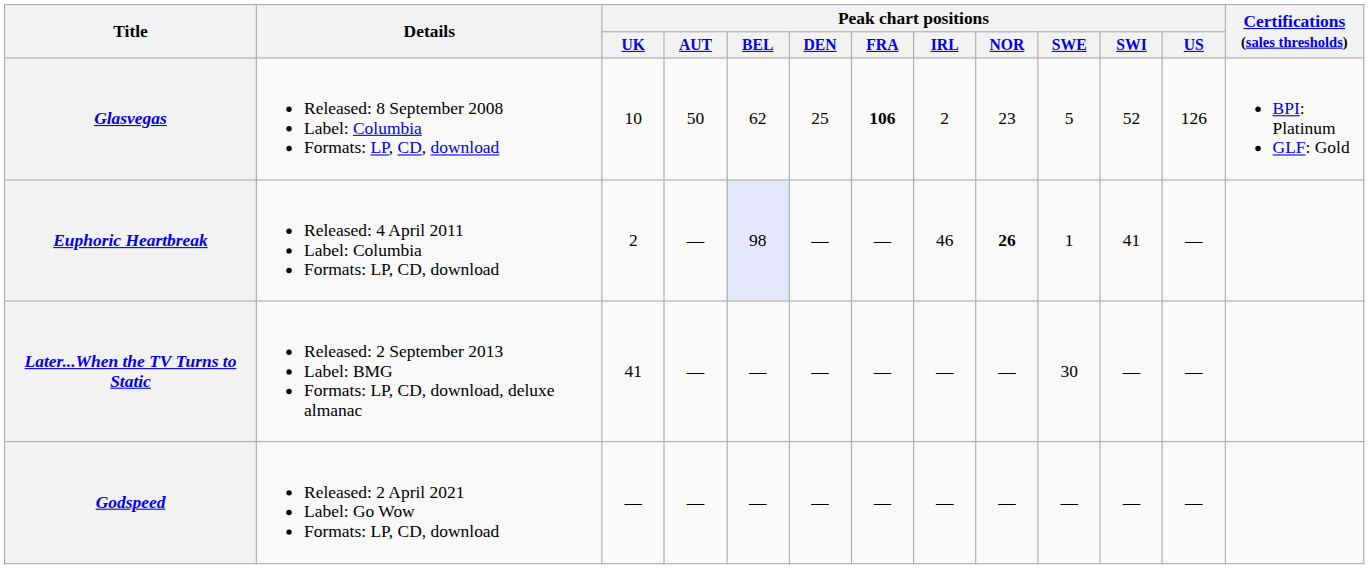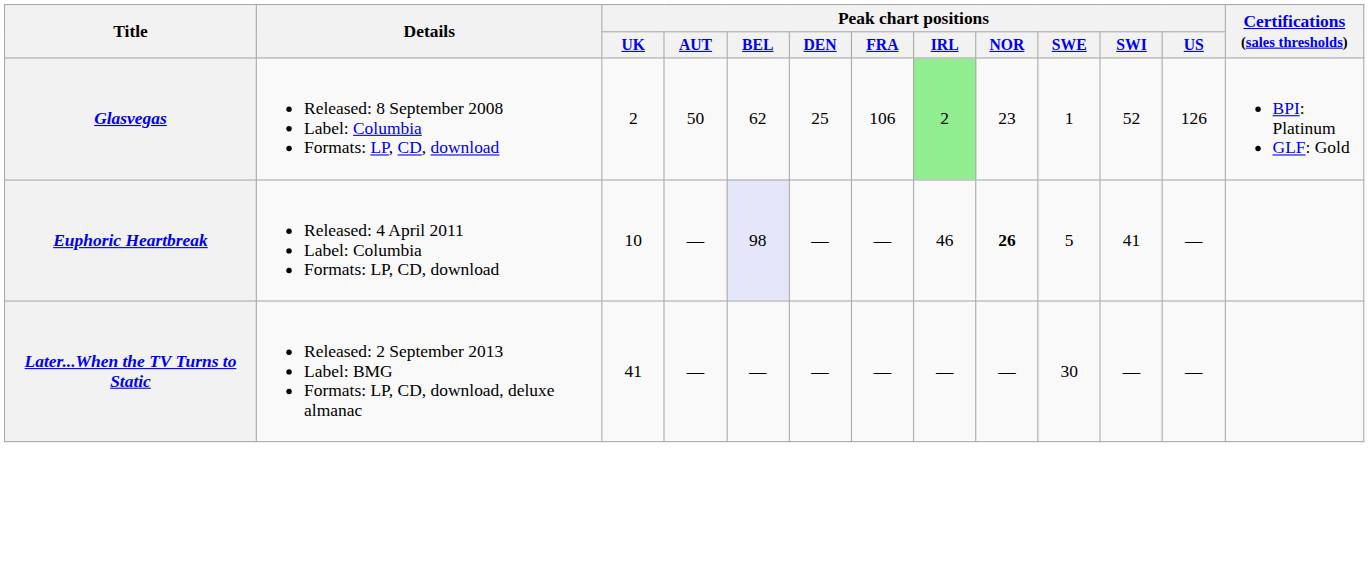(633, 118) 10 -> (633, 118) 2
(882, 118) bold -> (882, 118) normal
(945, 118) no background -> (945, 118) lightgreen background
(1069, 118) 5 -> (1069, 118) 1
(633, 240) 2 -> (633, 240) 10
(1069, 240) 1 -> (1069, 240) 5
- row: (130, 502)
